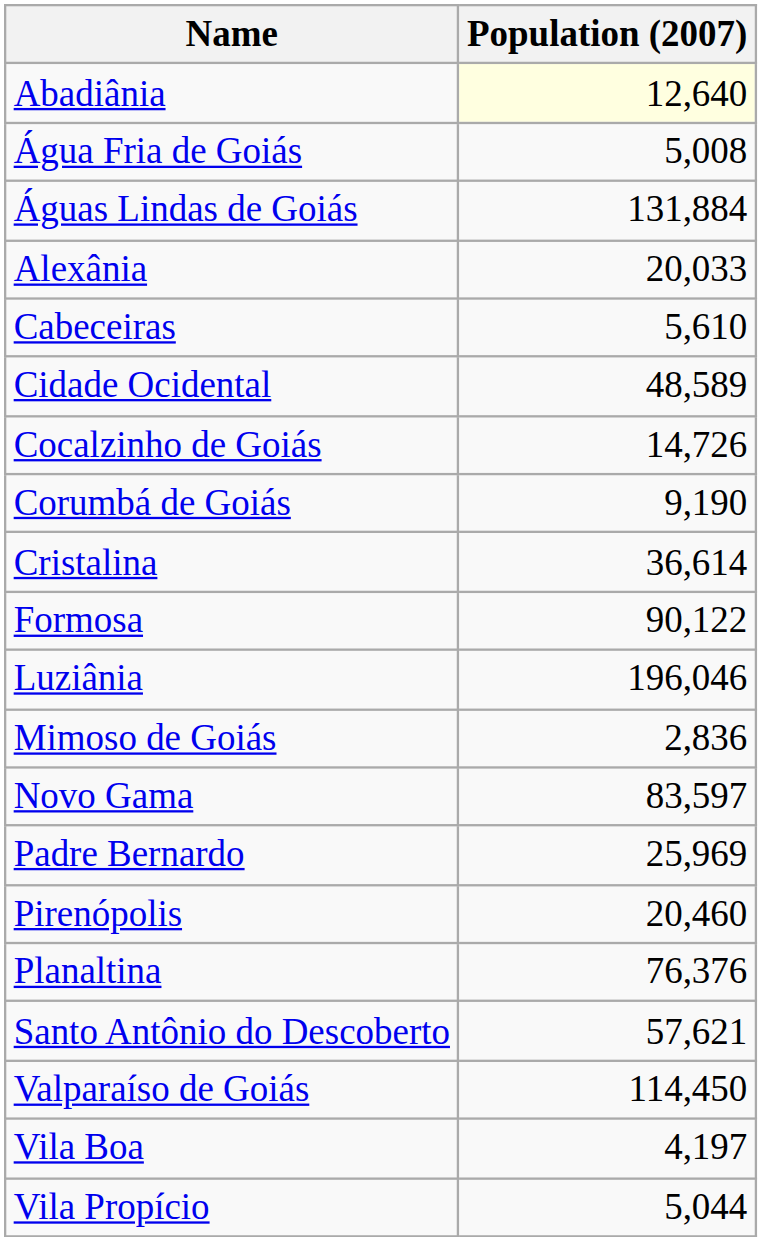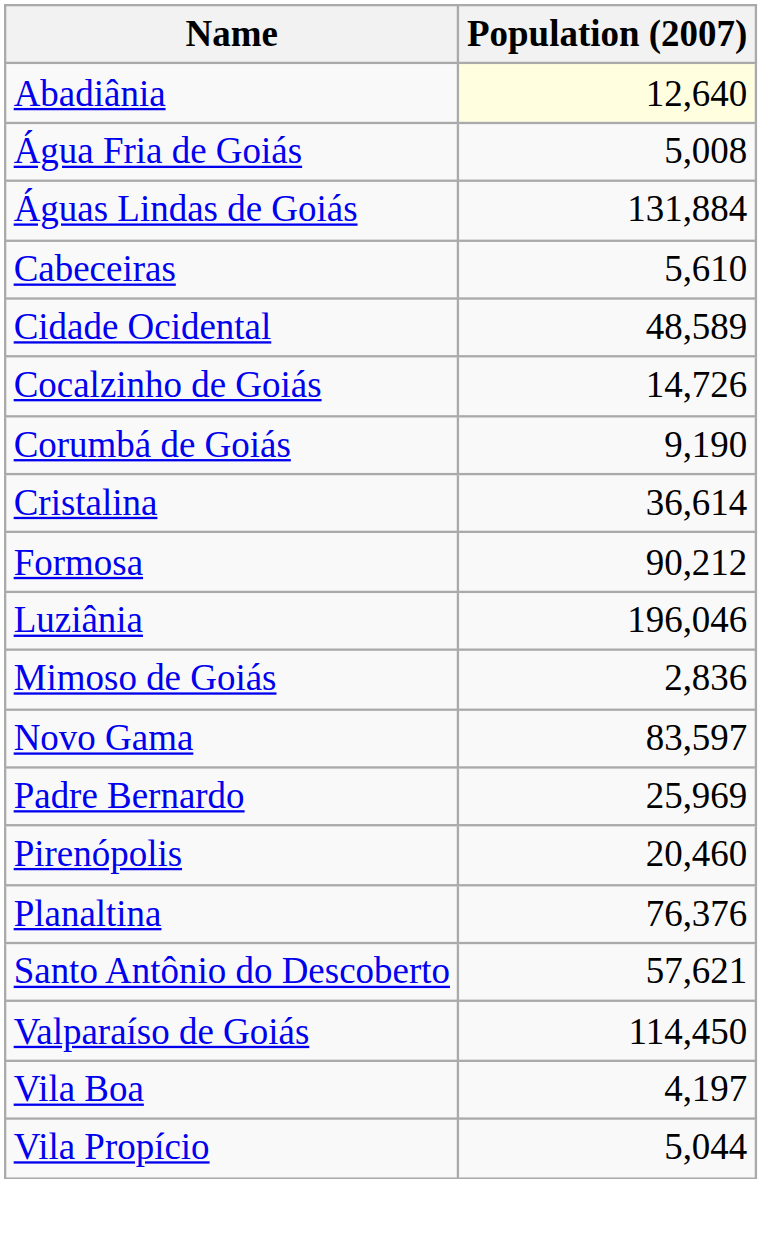- row: (80, 268)
(696, 619) 90,122 -> (696, 561) 90,212
